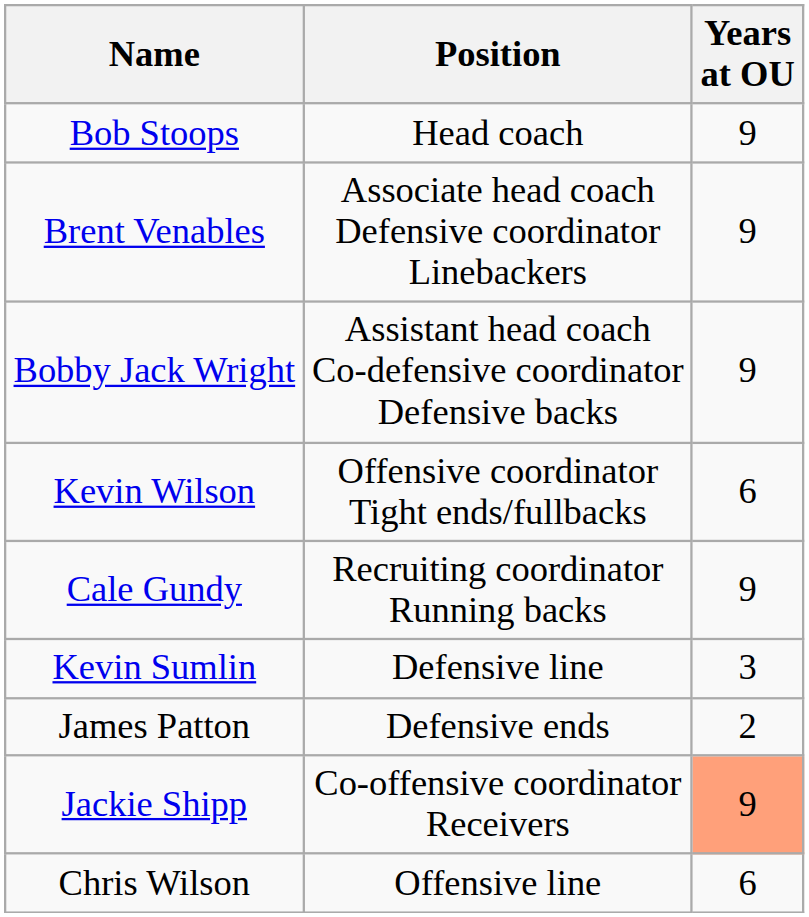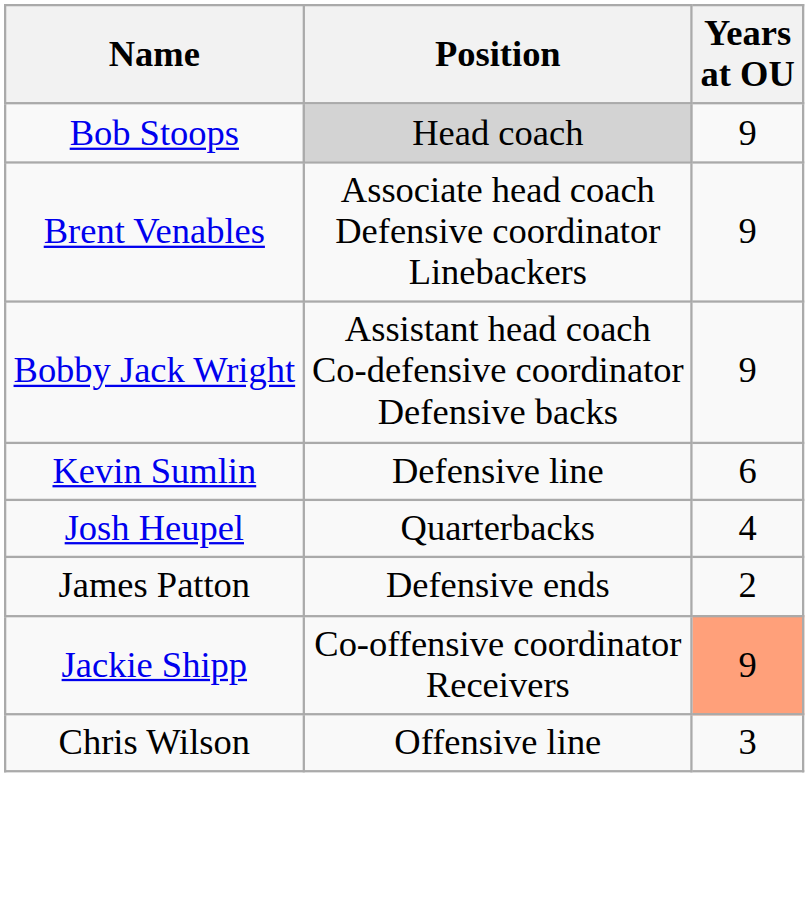(498, 132) no background -> (498, 132) lightgrey background
- row: (154, 490)
- row: (154, 589)
(748, 667) 3 -> (748, 470) 6
+ row: (154, 527)
(748, 882) 6 -> (748, 742) 3
